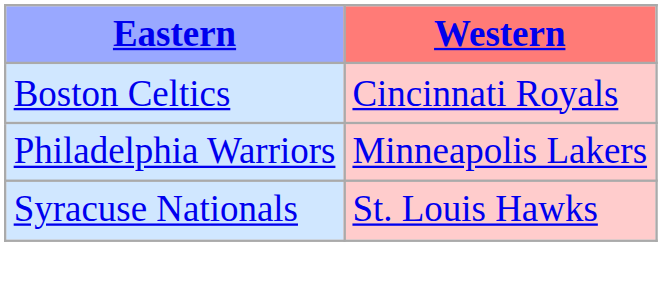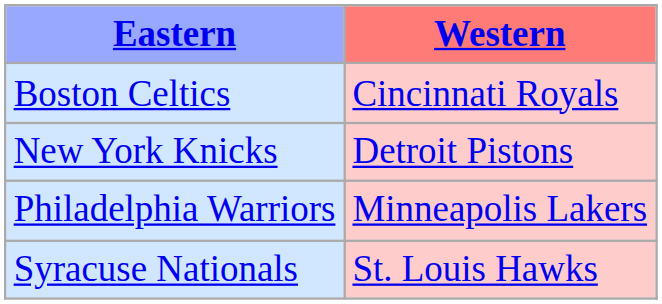+ row: (146, 151)
